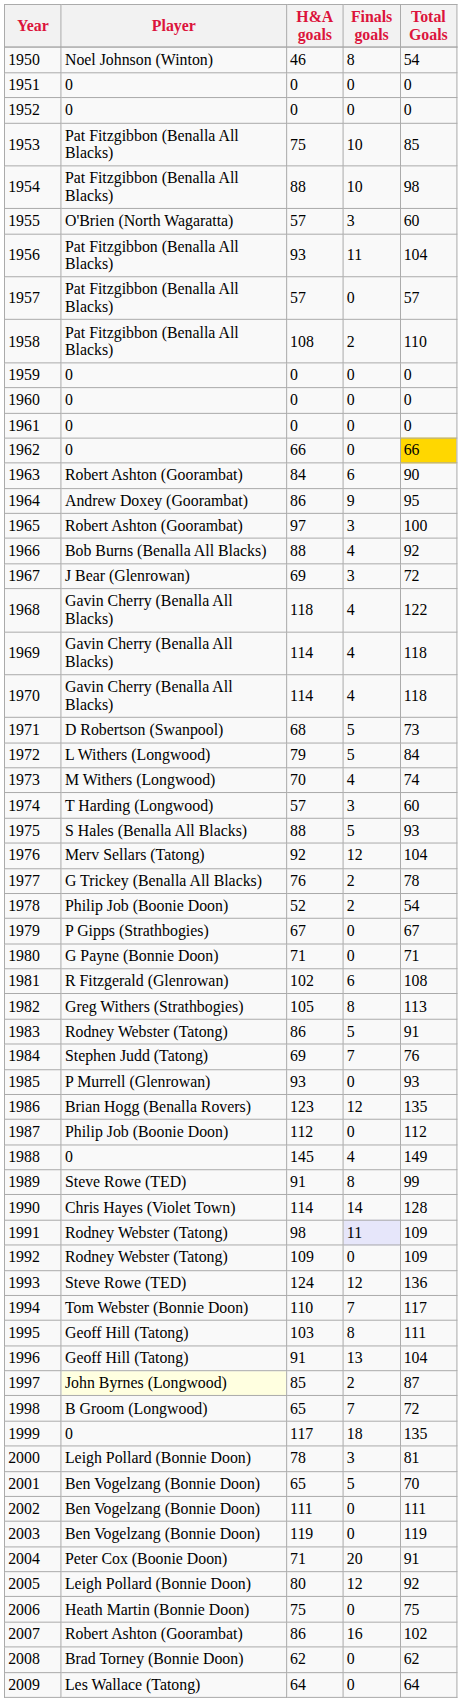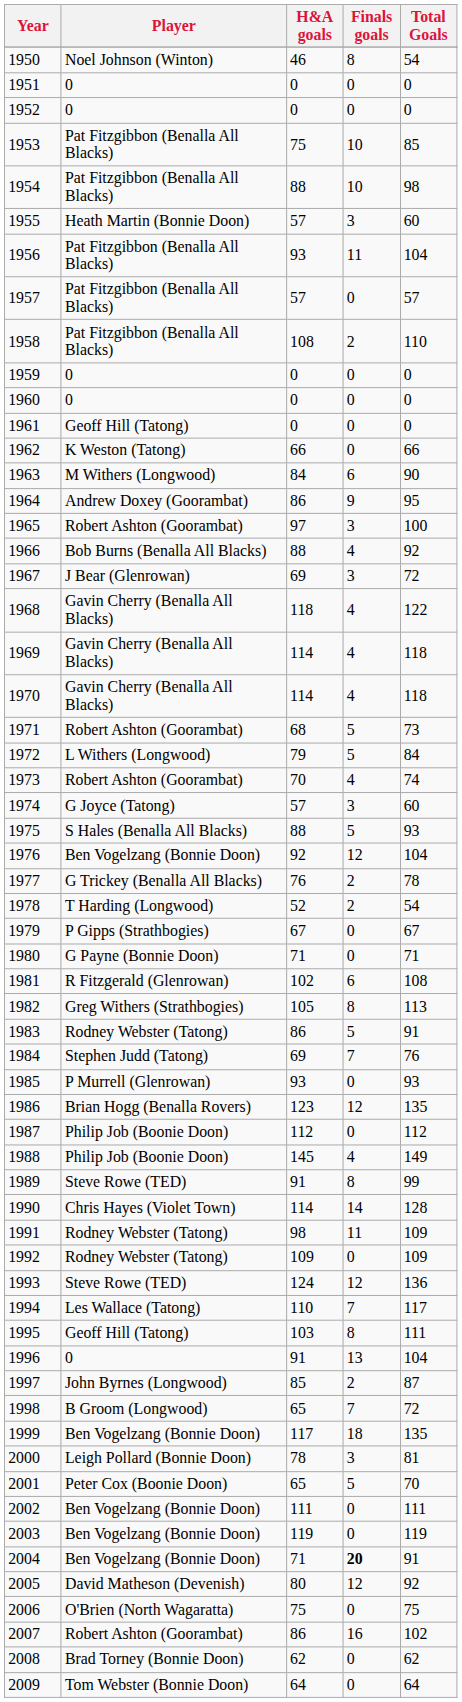(149, 221) O'Brien (North Wagaratta) -> (157, 221) Heath Martin (Bonnie Doon)
(69, 425) 0 -> (127, 425) Geoff Hill (Tatong)
(69, 450) 0 -> (125, 450) K Weston (Tatong)
(412, 450) gold background -> (412, 450) no background
(154, 475) Robert Ashton (Goorambat) -> (140, 475) M Withers (Longwood)
(144, 730) D Robertson (Swanpool) -> (154, 730) Robert Ashton (Goorambat)
(140, 780) M Withers (Longwood) -> (154, 780) Robert Ashton (Goorambat)
(139, 805) T Harding (Longwood) -> (120, 805) G Joyce (Tatong)
(135, 855) Merv Sellars (Tatong) -> (163, 855) Ben Vogelzang (Bonnie Doon)
(147, 905) Philip Job (Boonie Doon) -> (139, 905) T Harding (Longwood)
(69, 1157) 0 -> (147, 1157) Philip Job (Boonie Doon)
(354, 1232) lavender background -> (354, 1232) no background
(157, 1307) Tom Webster (Bonnie Doon) -> (133, 1307) Les Wallace (Tatong)
(127, 1358) Geoff Hill (Tatong) -> (69, 1358) 0
(146, 1383) lightyellow background -> (146, 1383) no background
(69, 1433) 0 -> (163, 1433) Ben Vogelzang (Bonnie Doon)
(163, 1483) Ben Vogelzang (Bonnie Doon) -> (146, 1483) Peter Cox (Boonie Doon)
(146, 1559) Peter Cox (Boonie Doon) -> (163, 1559) Ben Vogelzang (Bonnie Doon)
(355, 1559) normal -> (355, 1559) bold
(158, 1584) Leigh Pollard (Bonnie Doon) -> (155, 1584) David Matheson (Devenish)
(157, 1609) Heath Martin (Bonnie Doon) -> (149, 1609) O'Brien (North Wagaratta)
(133, 1684) Les Wallace (Tatong) -> (157, 1684) Tom Webster (Bonnie Doon)
